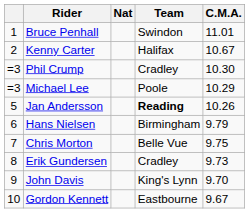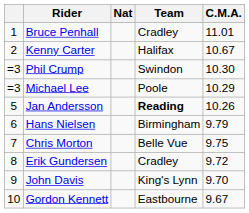(160, 32) Swindon -> (158, 32) Cradley
(158, 69) Cradley -> (160, 69) Swindon
(217, 161) 9.73 -> (217, 161) 9.72
